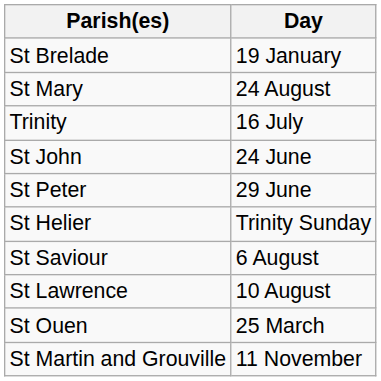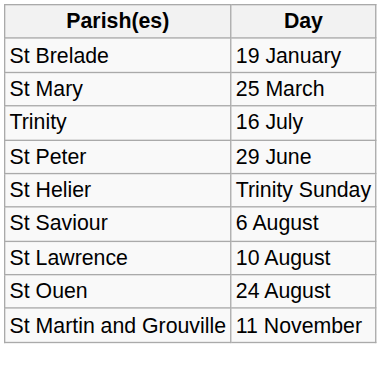(283, 88) 24 August -> (280, 88) 25 March
- row: (46, 156)
(280, 325) 25 March -> (283, 291) 24 August
